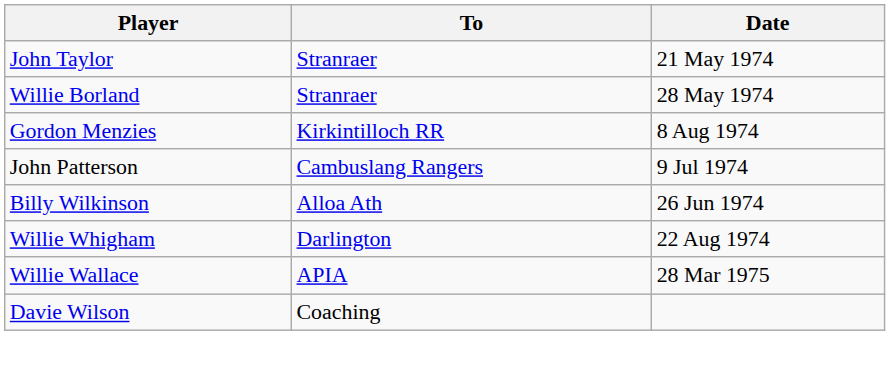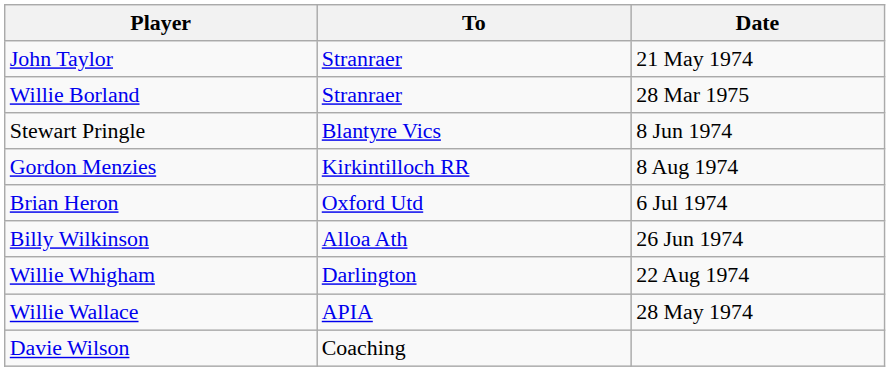(715, 94) 28 May 1974 -> (693, 94) 28 Mar 1975
+ row: (78, 131)
+ row: (64, 203)
- row: (74, 167)
(713, 275) 28 Mar 1975 -> (695, 311) 28 May 1974
